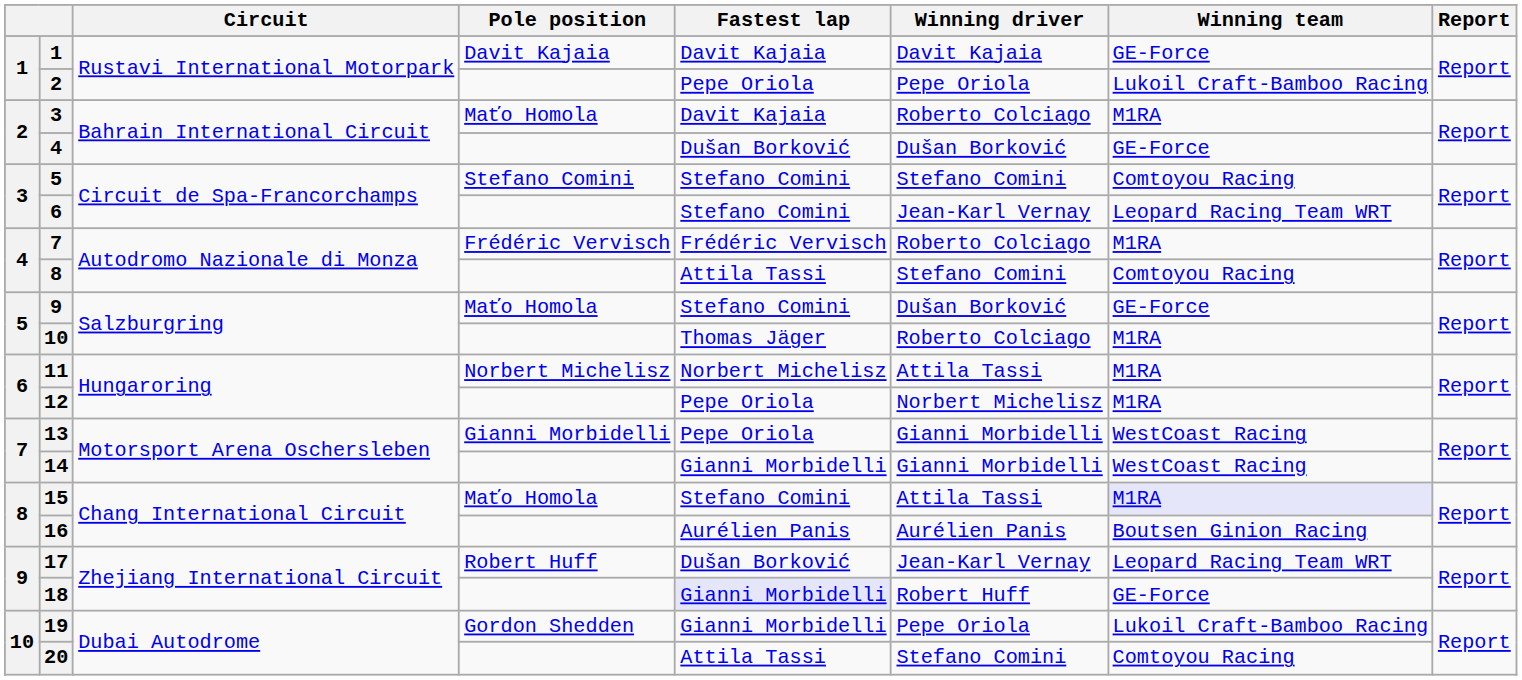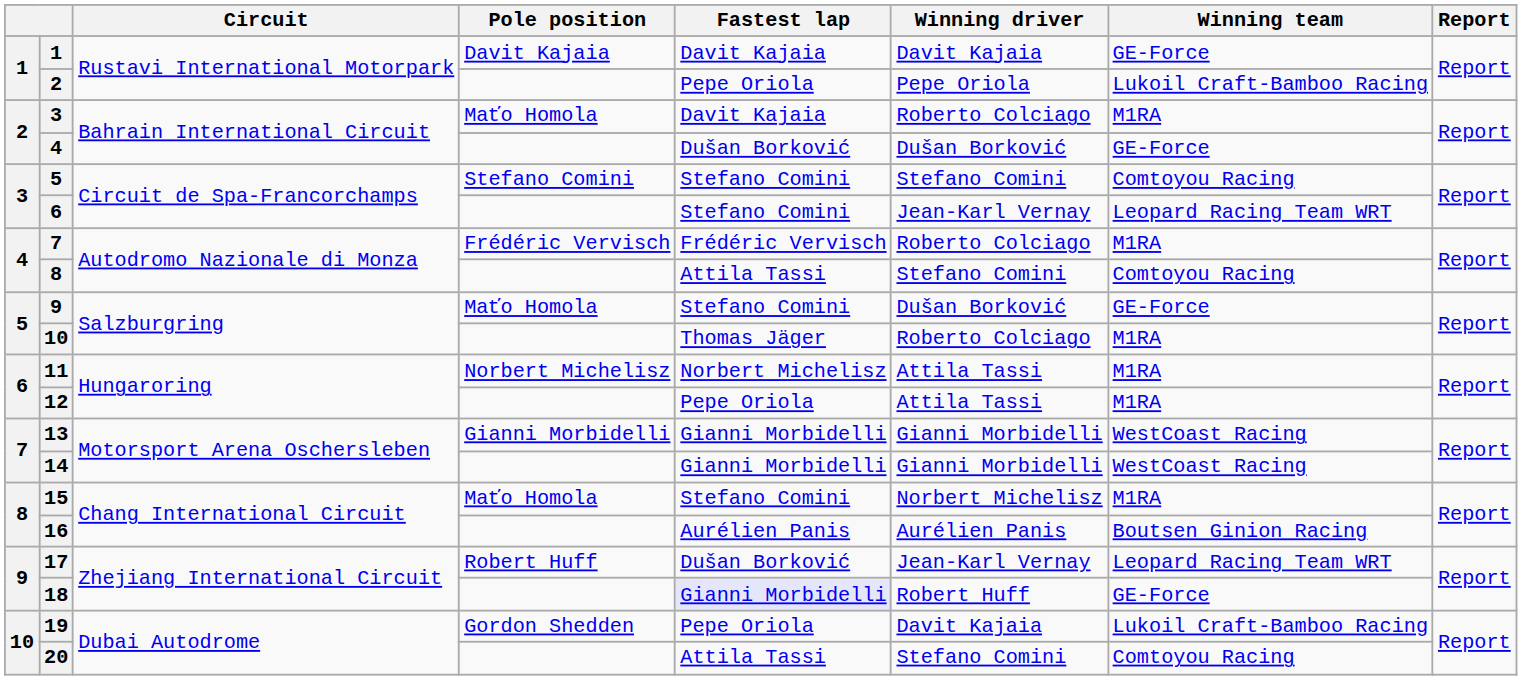(1000, 403) Norbert Michelisz -> (969, 403) Attila Tassi
(747, 435) Pepe Oriola -> (783, 435) Gianni Morbidelli
(969, 499) Attila Tassi -> (1000, 499) Norbert Michelisz
(1137, 499) lavender background -> (1137, 499) no background
(783, 626) Gianni Morbidelli -> (747, 626) Pepe Oriola
(963, 626) Pepe Oriola -> (969, 626) Davit Kajaia
